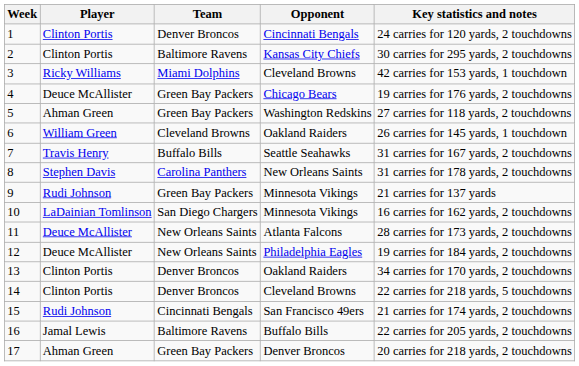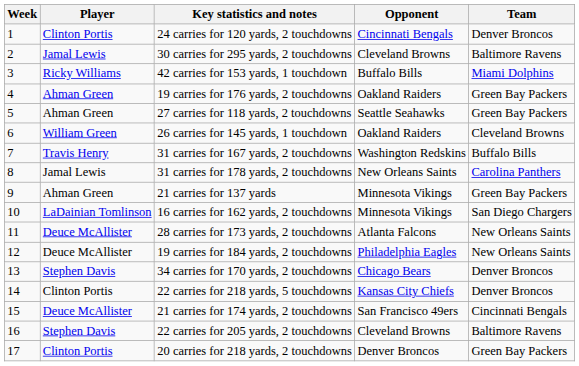columns swapped: (208, 14) <-> (475, 14)
(78, 53) Clinton Portis -> (74, 53) Jamal Lewis
(312, 53) Kansas City Chiefs -> (404, 53) Cleveland Browns
(310, 73) Cleveland Browns -> (390, 73) Buffalo Bills
(87, 93) Deuce McAllister -> (78, 93) Ahman Green
(300, 93) Chicago Bears -> (399, 93) Oakland Raiders
(317, 113) Washington Redskins -> (401, 113) Seattle Seahawks
(307, 152) Seattle Seahawks -> (412, 152) Washington Redskins
(79, 172) Stephen Davis -> (74, 172) Jamal Lewis
(77, 192) Rudi Johnson -> (78, 192) Ahman Green
(78, 271) Clinton Portis -> (79, 271) Stephen Davis
(305, 271) Oakland Raiders -> (394, 271) Chicago Bears
(310, 291) Cleveland Browns -> (406, 291) Kansas City Chiefs
(77, 311) Rudi Johnson -> (87, 311) Deuce McAllister
(74, 331) Jamal Lewis -> (79, 331) Stephen Davis
(296, 331) Buffalo Bills -> (404, 331) Cleveland Browns
(78, 350) Ahman Green -> (78, 350) Clinton Portis
